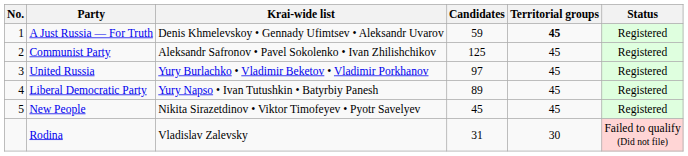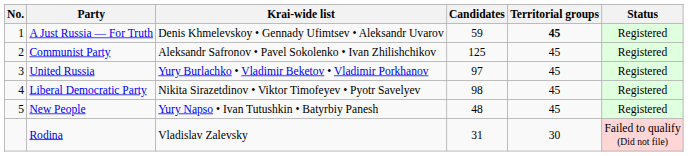(268, 90) Yury Napso • Ivan Tutushkin • Batyrbiy Panesh -> (289, 90) Nikita Sirazetdinov • Viktor Timofeyev • Pyotr Savelyev
(477, 90) 89 -> (477, 90) 98
(289, 109) Nikita Sirazetdinov • Viktor Timofeyev • Pyotr Savelyev -> (268, 109) Yury Napso • Ivan Tutushkin • Batyrbiy Panesh
(477, 109) 45 -> (477, 109) 48
